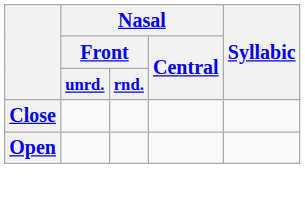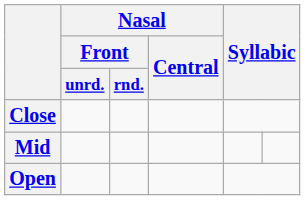+ row: (33, 147)
